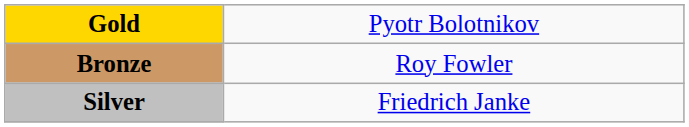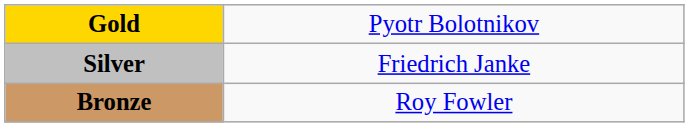rows swapped: (114, 102) <-> (114, 63)
